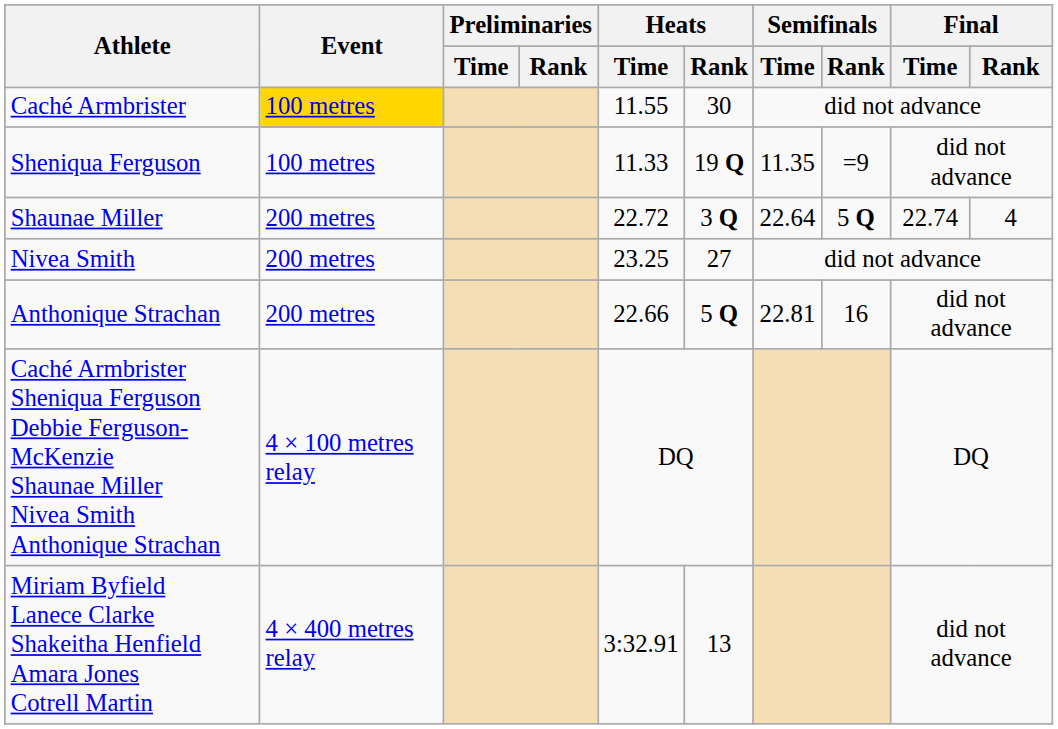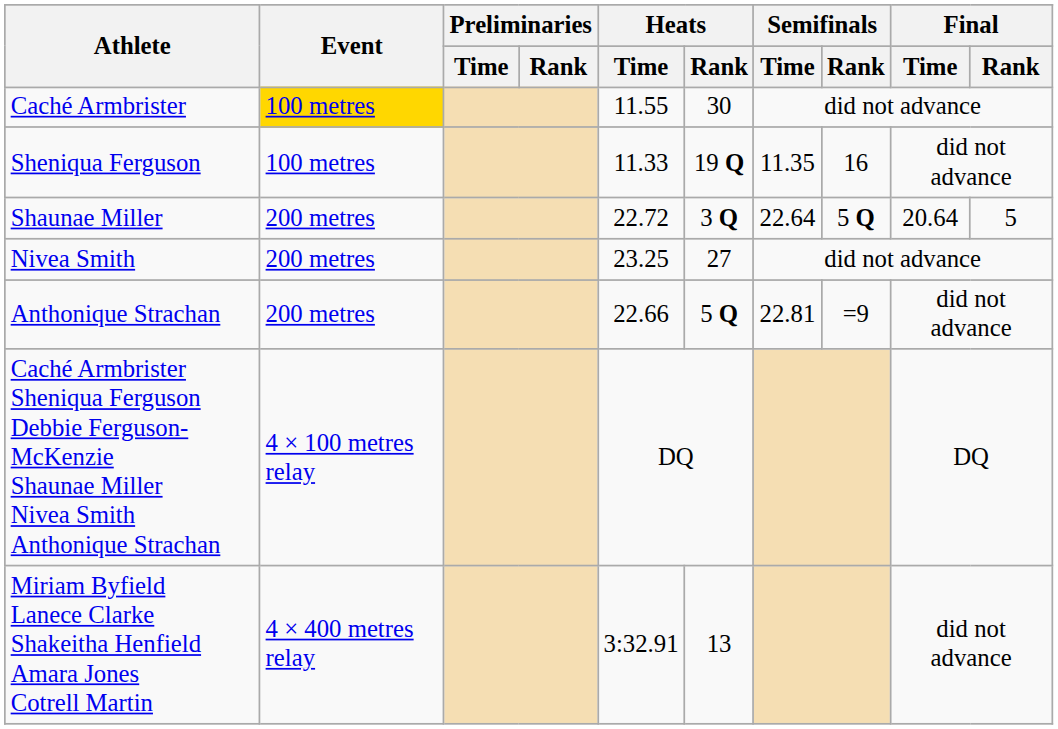(856, 162) =9 -> (856, 162) 16
(930, 217) 22.74 -> (930, 217) 20.64
(1011, 217) 4 -> (1011, 217) 5
(856, 314) 16 -> (856, 314) =9
